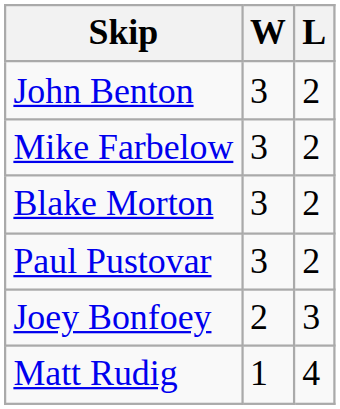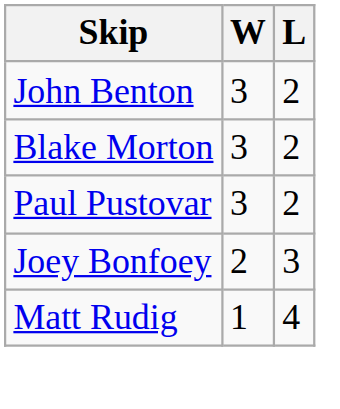- row: (123, 146)
